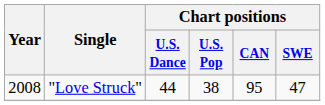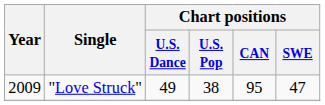(25, 87) 2008 -> (25, 87) 2009
(168, 87) 44 -> (168, 87) 49
